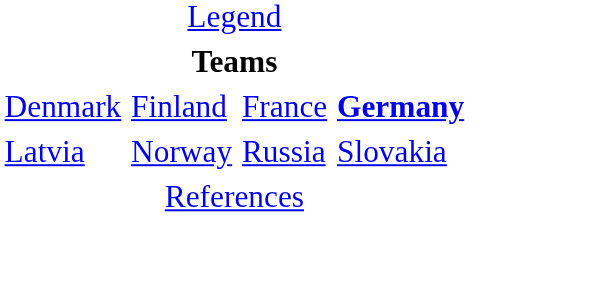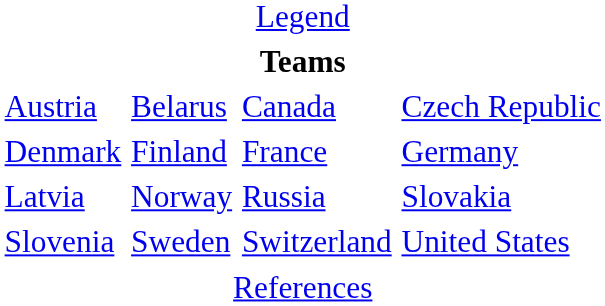+ row: (51, 106)
(401, 106) bold -> (460, 152) normal
+ row: (59, 242)
